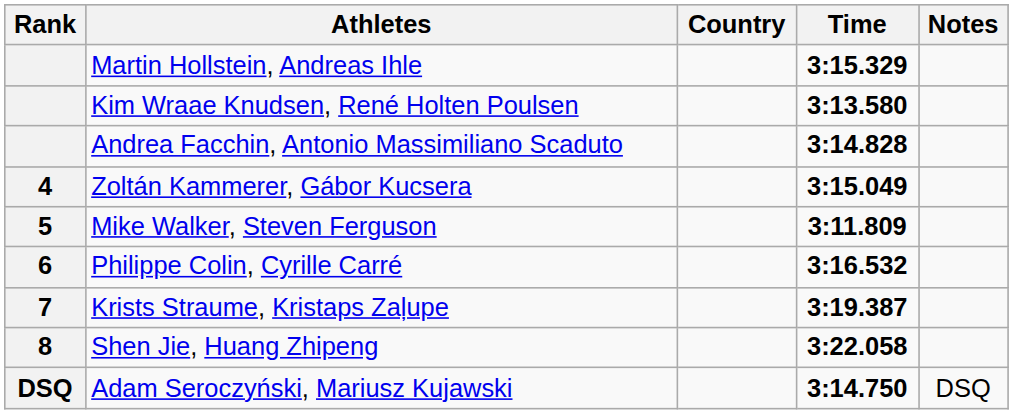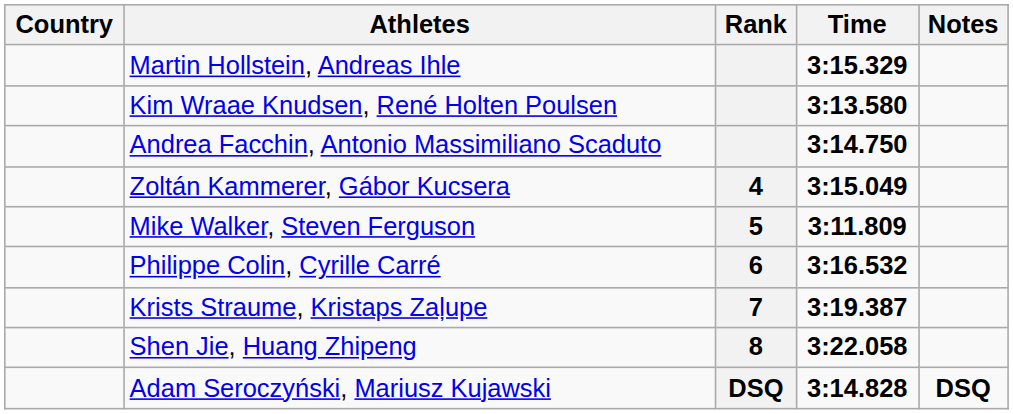columns swapped: (45, 24) <-> (737, 24)
(857, 145) 3:14.828 -> (857, 145) 3:14.750
(857, 387) 3:14.750 -> (857, 387) 3:14.828
(963, 387) normal -> (963, 387) bold
